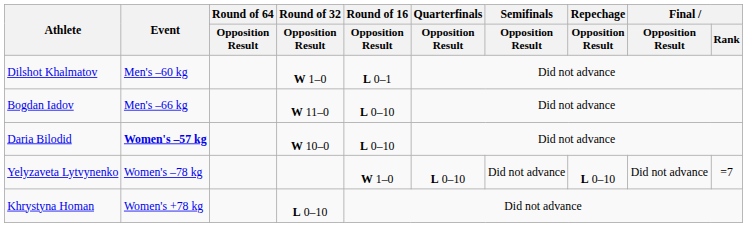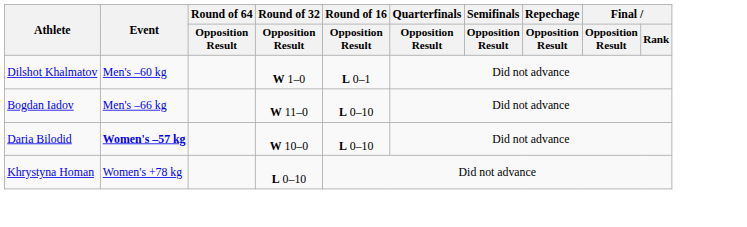- row: (63, 172)
